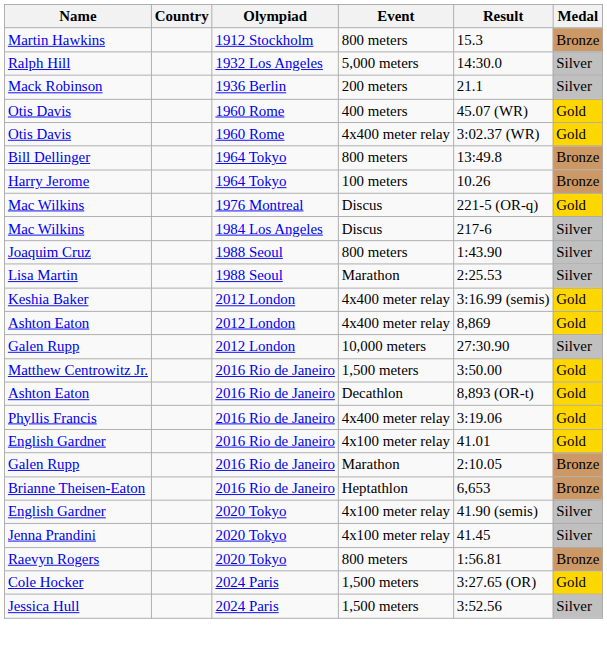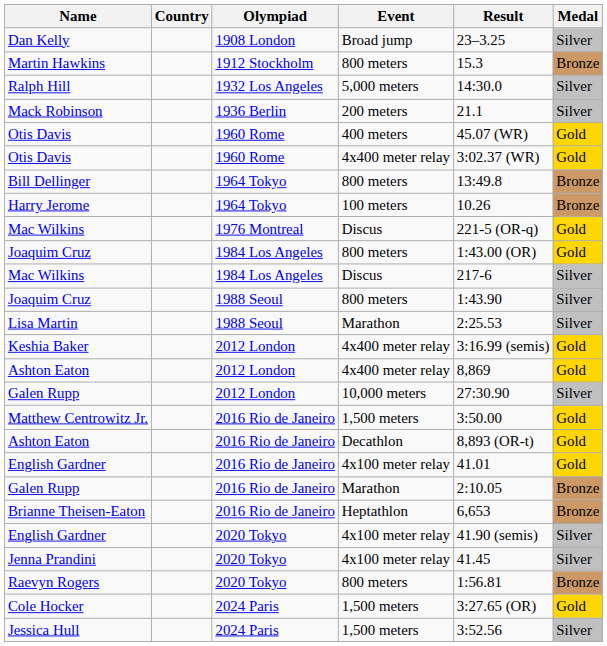+ row: (39, 39)
+ row: (49, 252)
- row: (52, 417)
